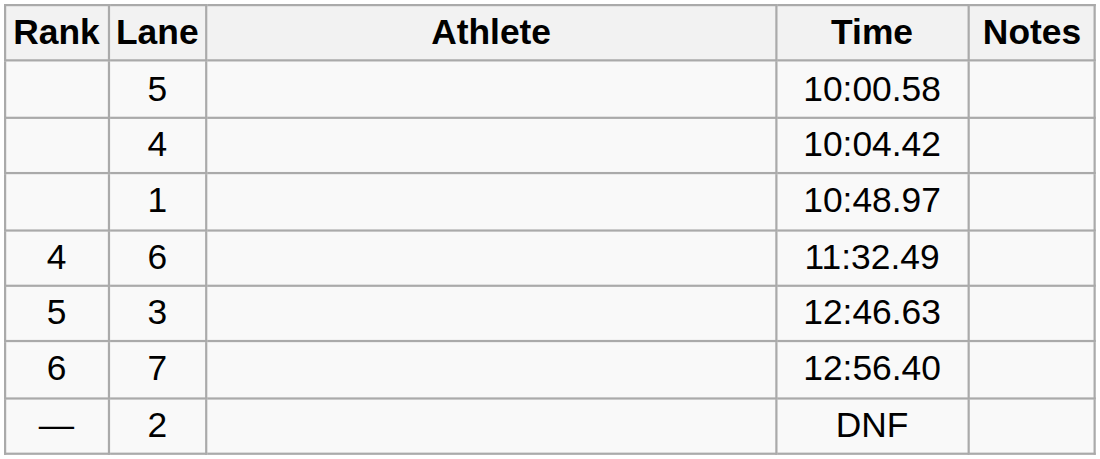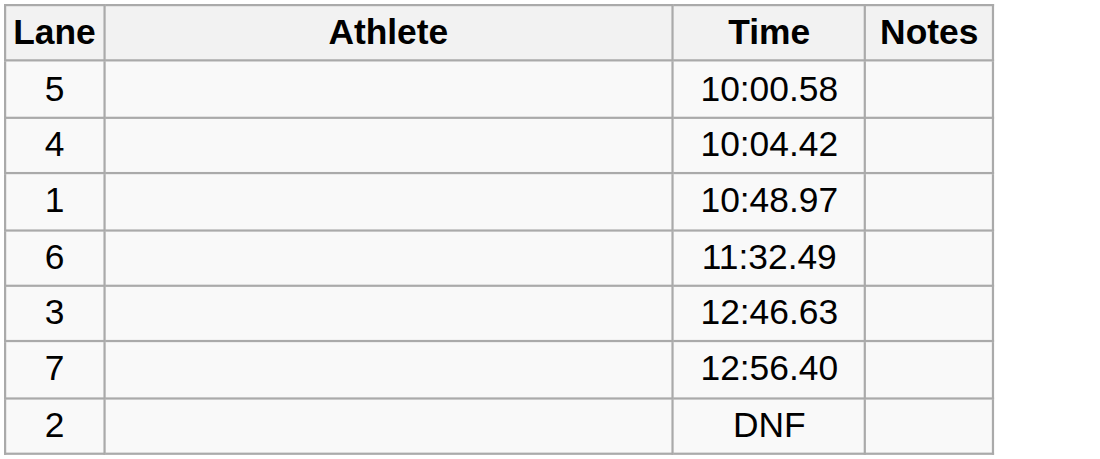- column: (56, 32)
